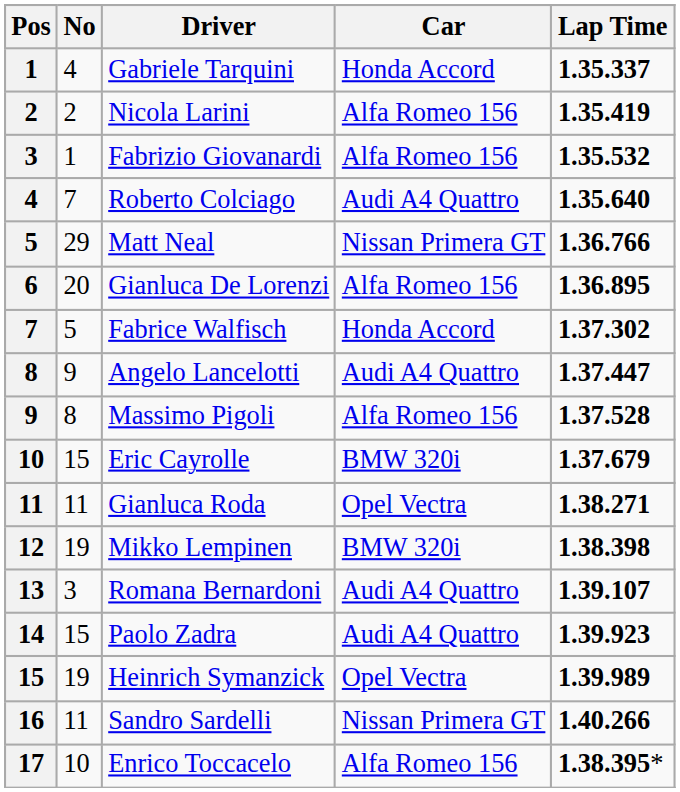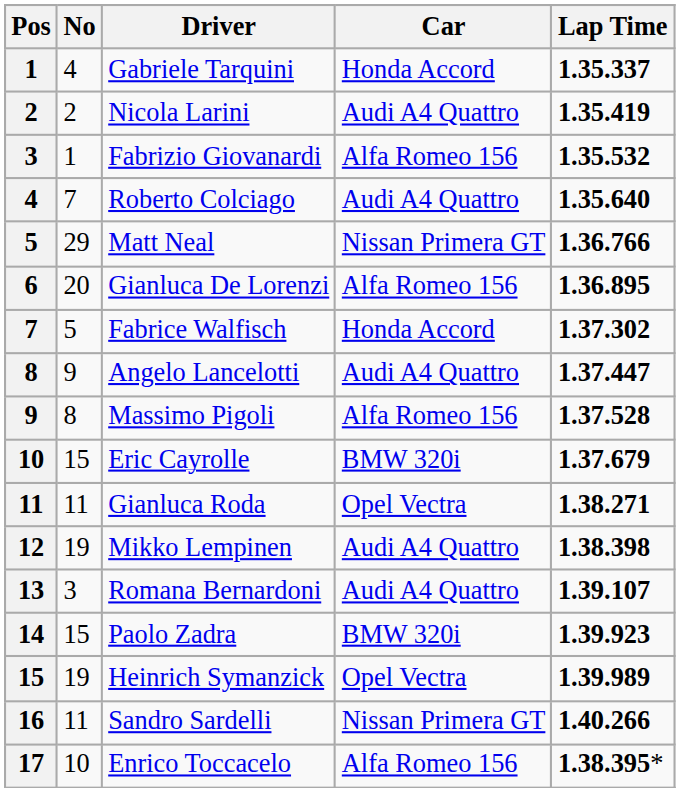(430, 112) Alfa Romeo 156 -> (430, 112) Audi A4 Quattro
(401, 547) BMW 320i -> (430, 547) Audi A4 Quattro
(430, 634) Audi A4 Quattro -> (401, 634) BMW 320i
